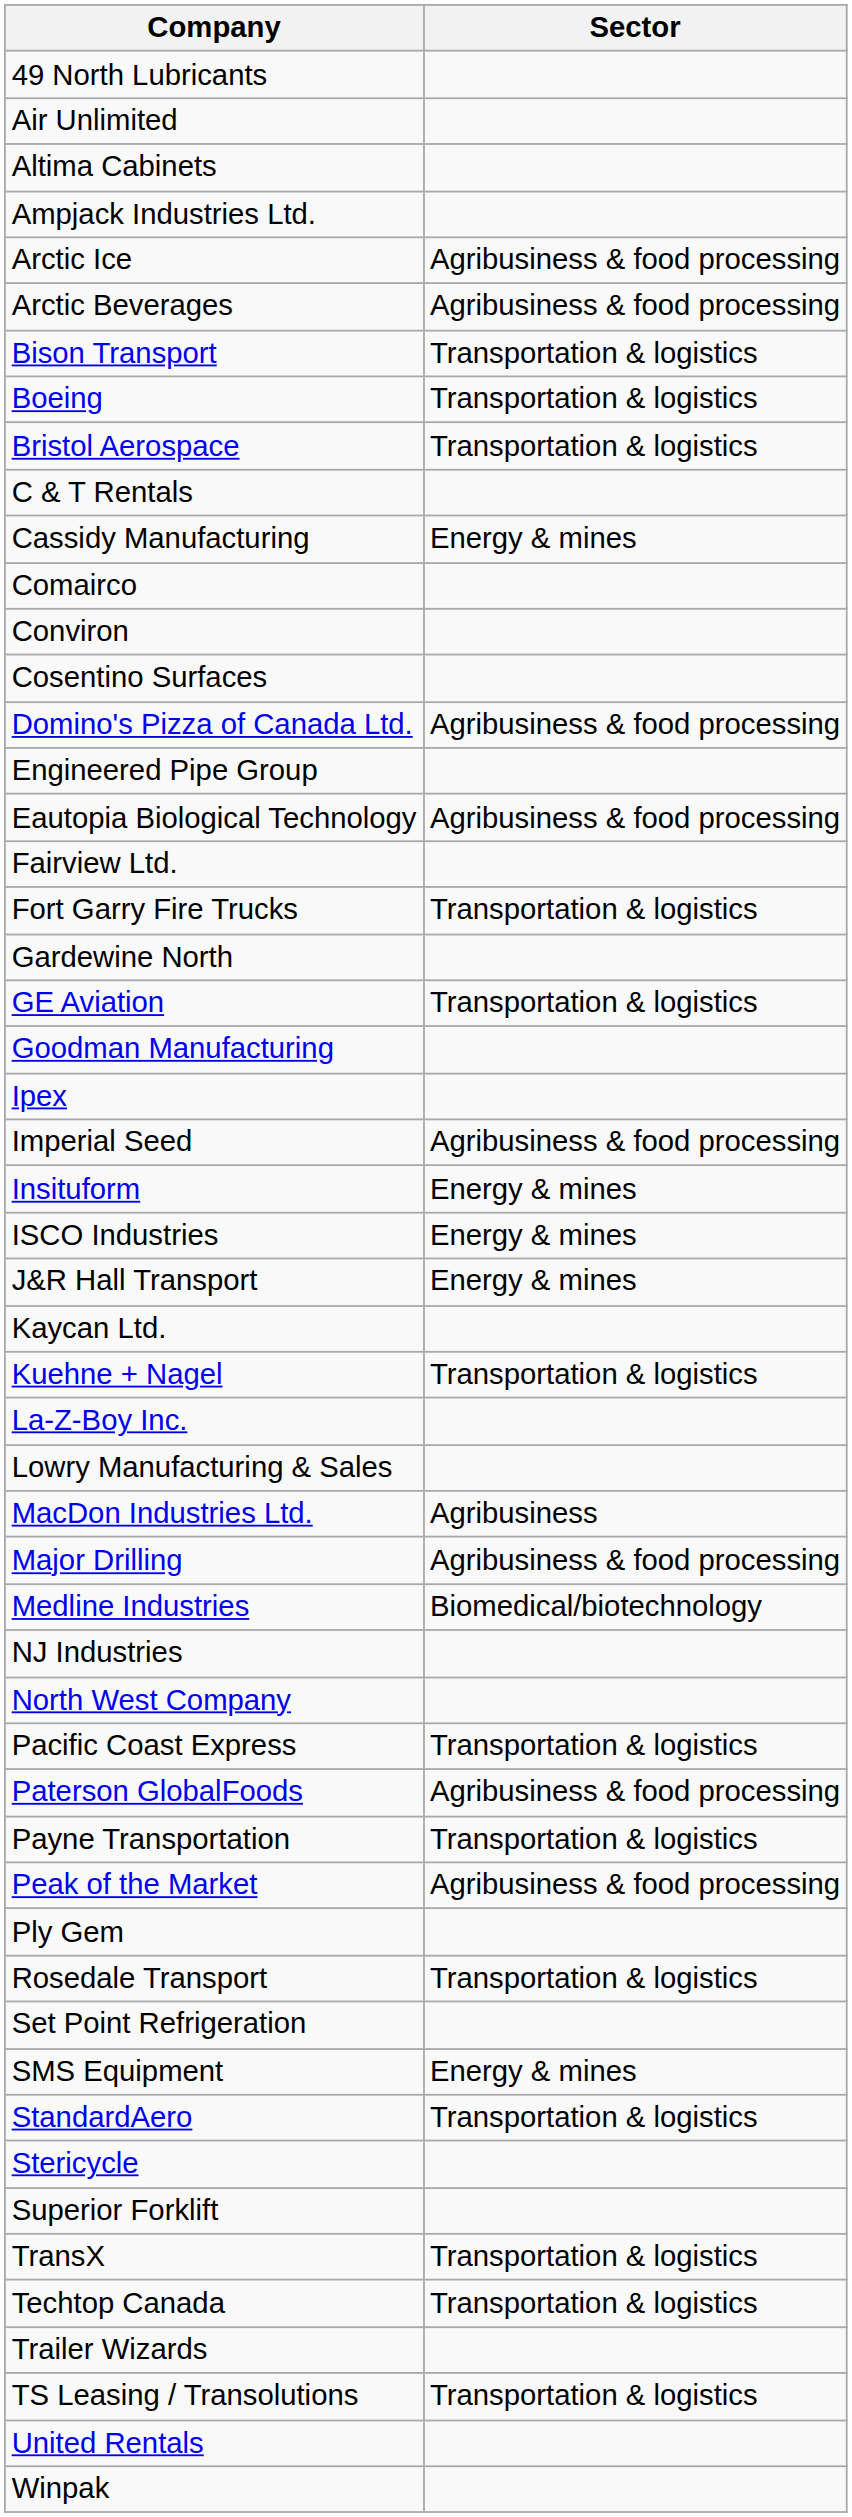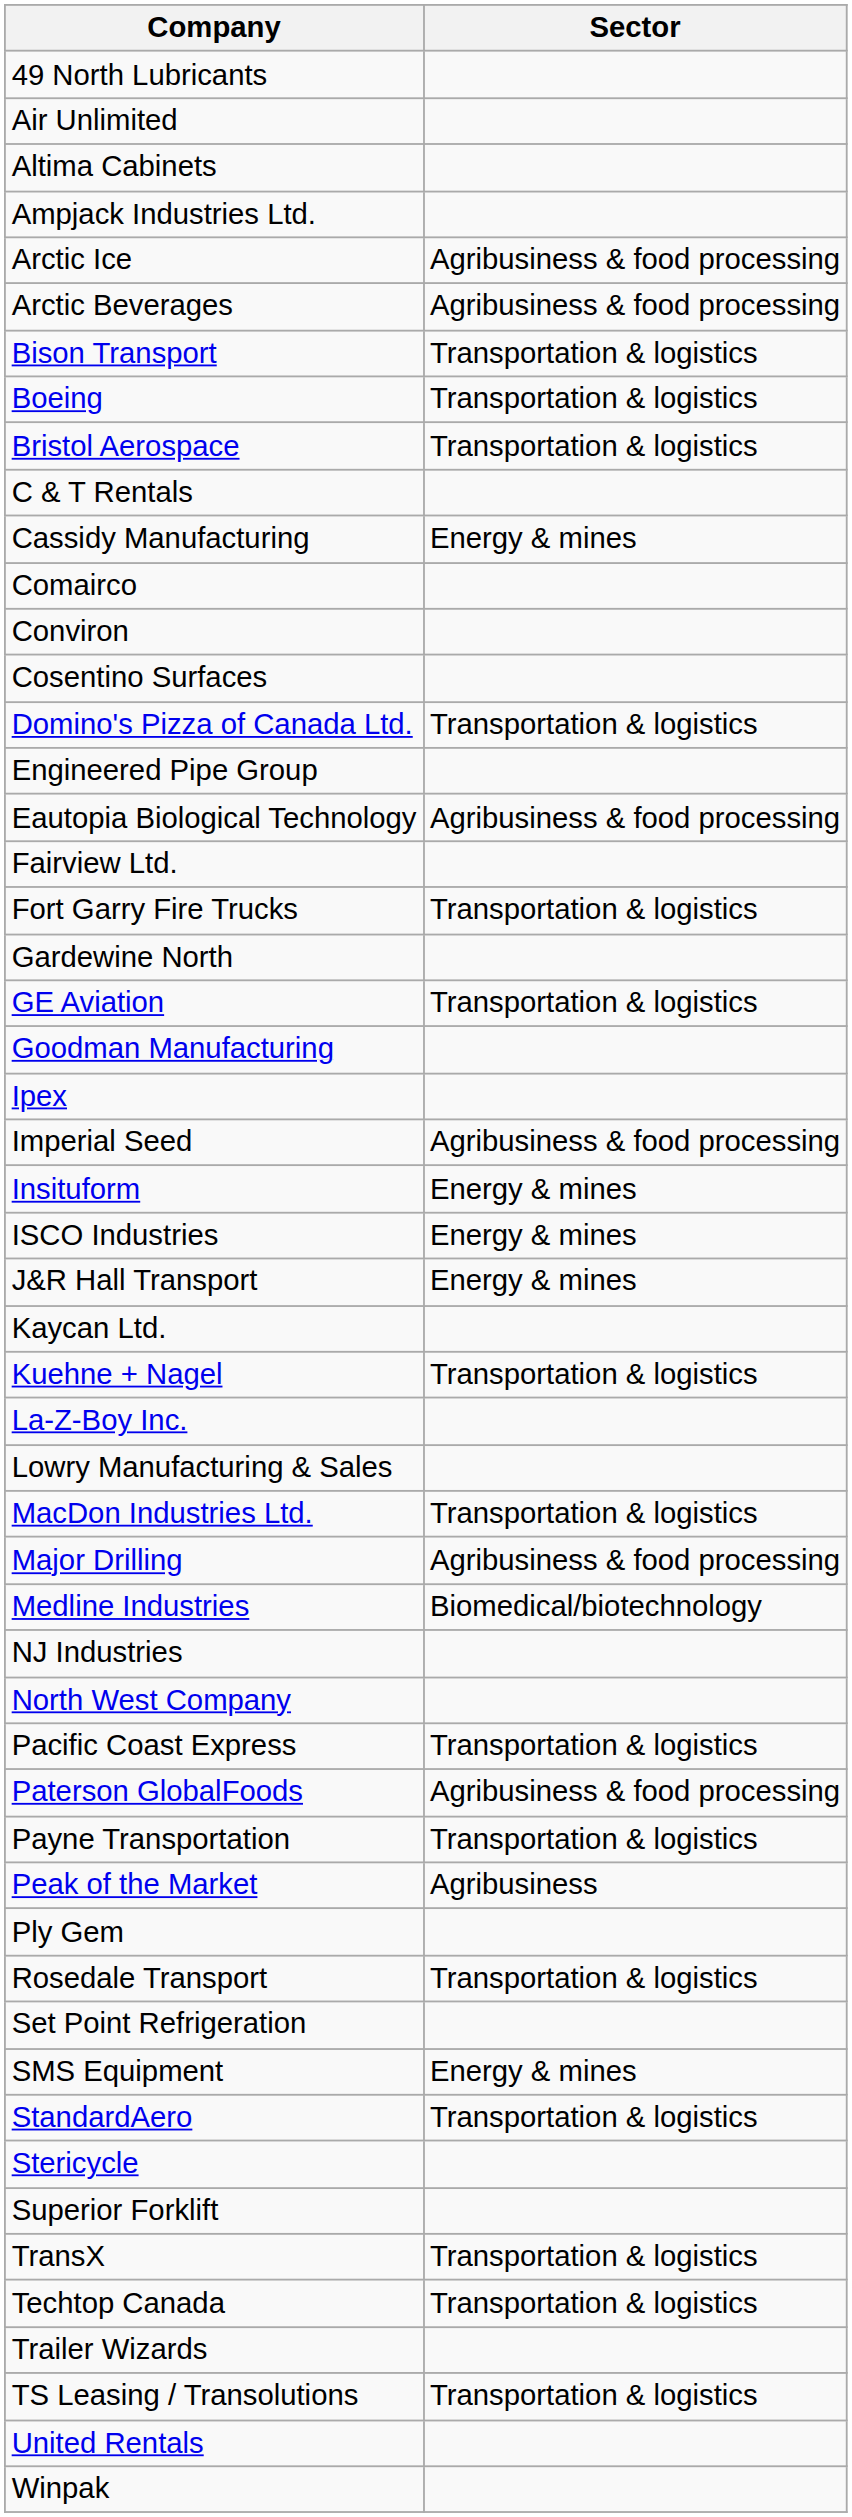(635, 724) Agribusiness & food processing -> (594, 724) Transportation & logistics
(514, 1513) Agribusiness -> (594, 1513) Transportation & logistics
(635, 1885) Agribusiness & food processing -> (514, 1885) Agribusiness
